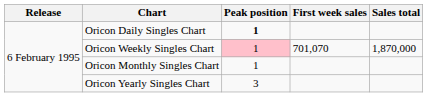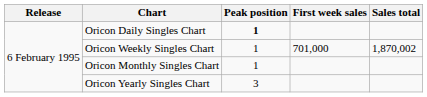(256, 48) pink background -> (256, 48) no background
(311, 48) 701,070 -> (311, 48) 701,000
(394, 48) 1,870,000 -> (394, 48) 1,870,002
